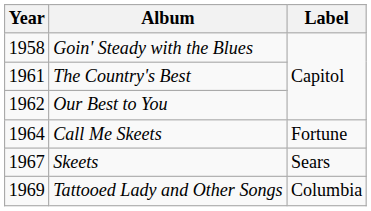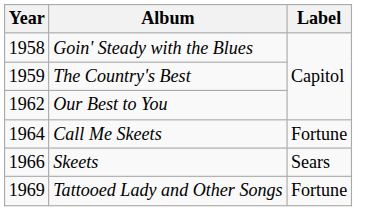(27, 76) 1961 -> (27, 76) 1959
(27, 162) 1967 -> (27, 162) 1966
(327, 190) Columbia -> (319, 190) Fortune
